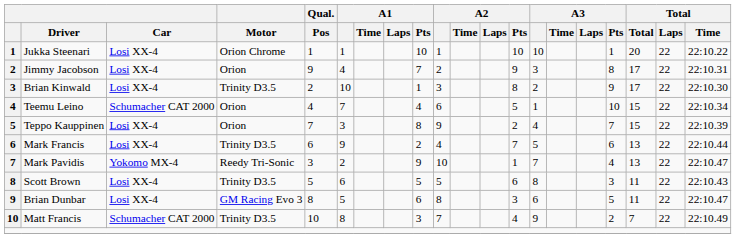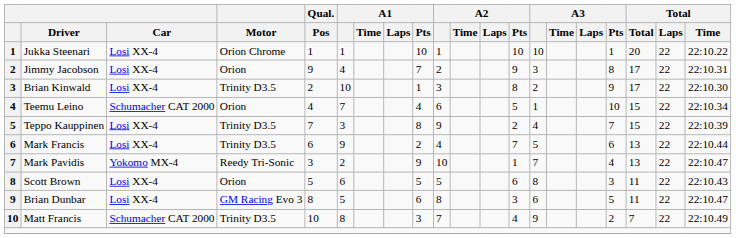(233, 125) Orion -> (248, 125) Trinity D3.5
(248, 181) Trinity D3.5 -> (233, 181) Orion
